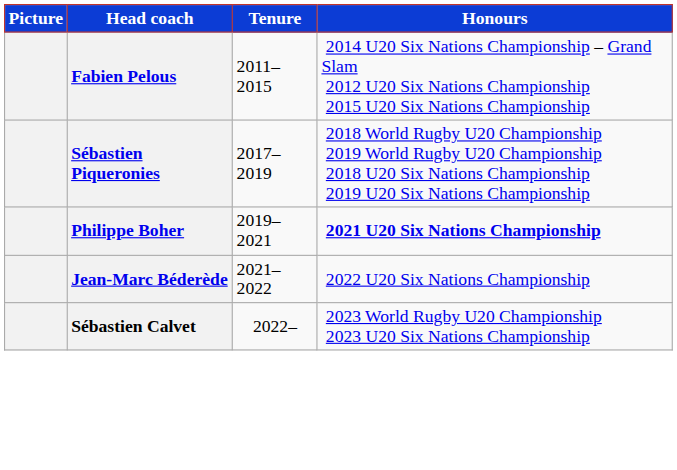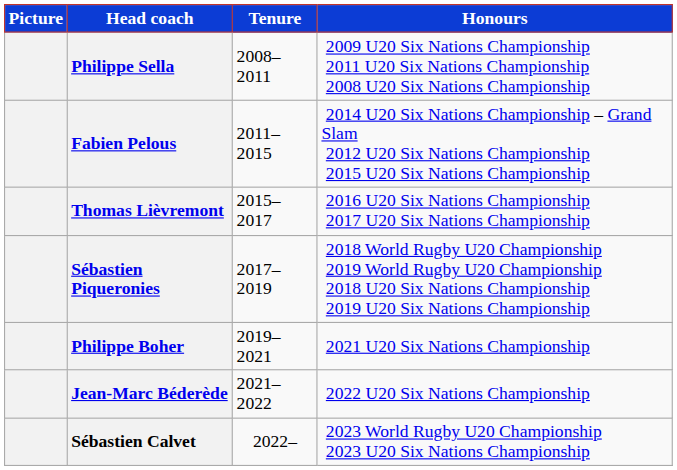+ row: (123, 66)
+ row: (147, 211)
(461, 230) bold -> (456, 346) normal
